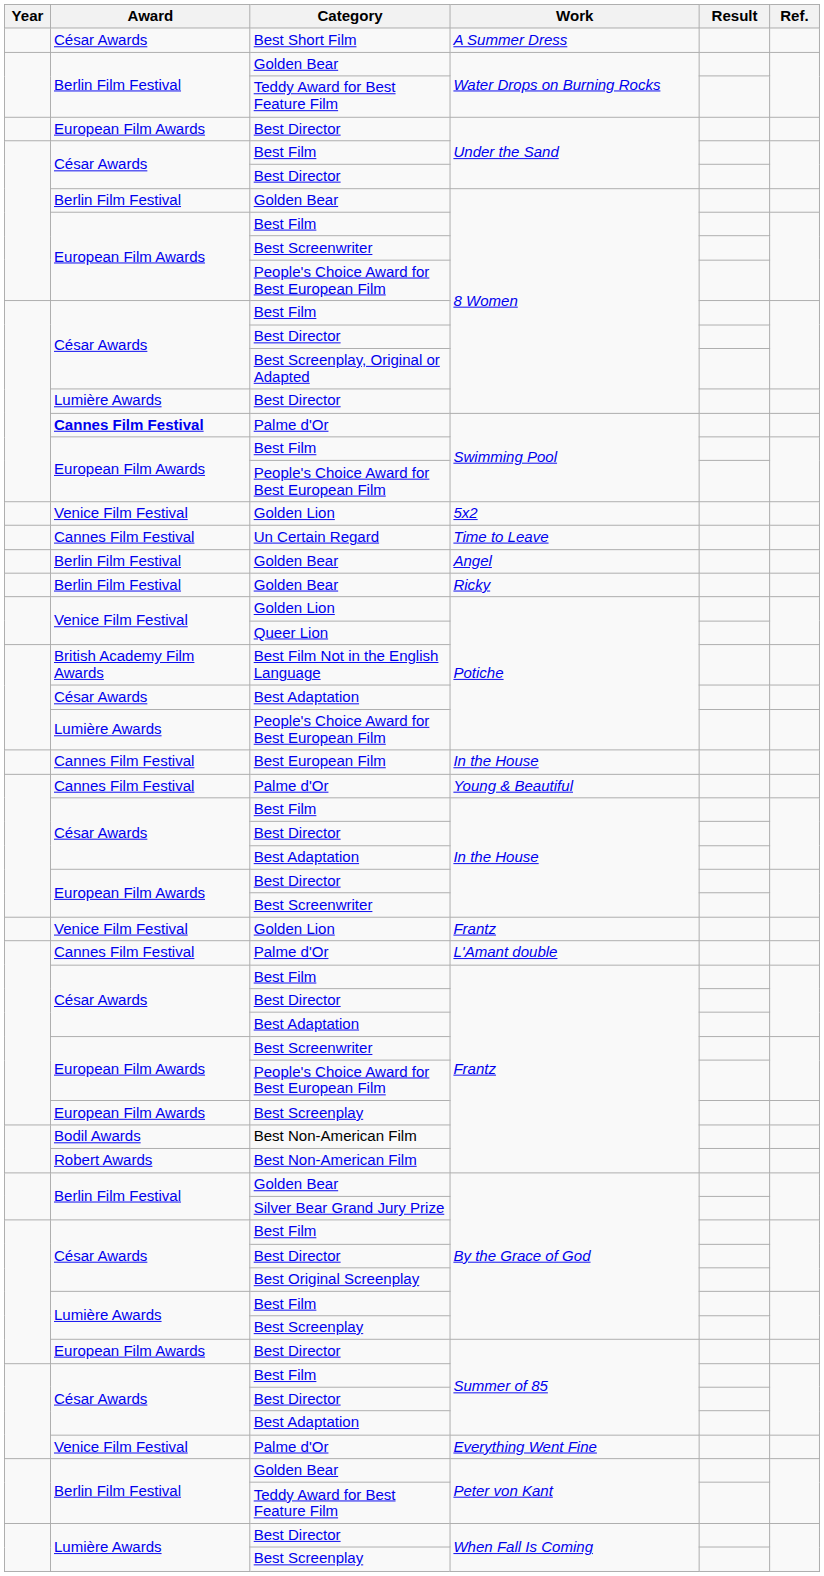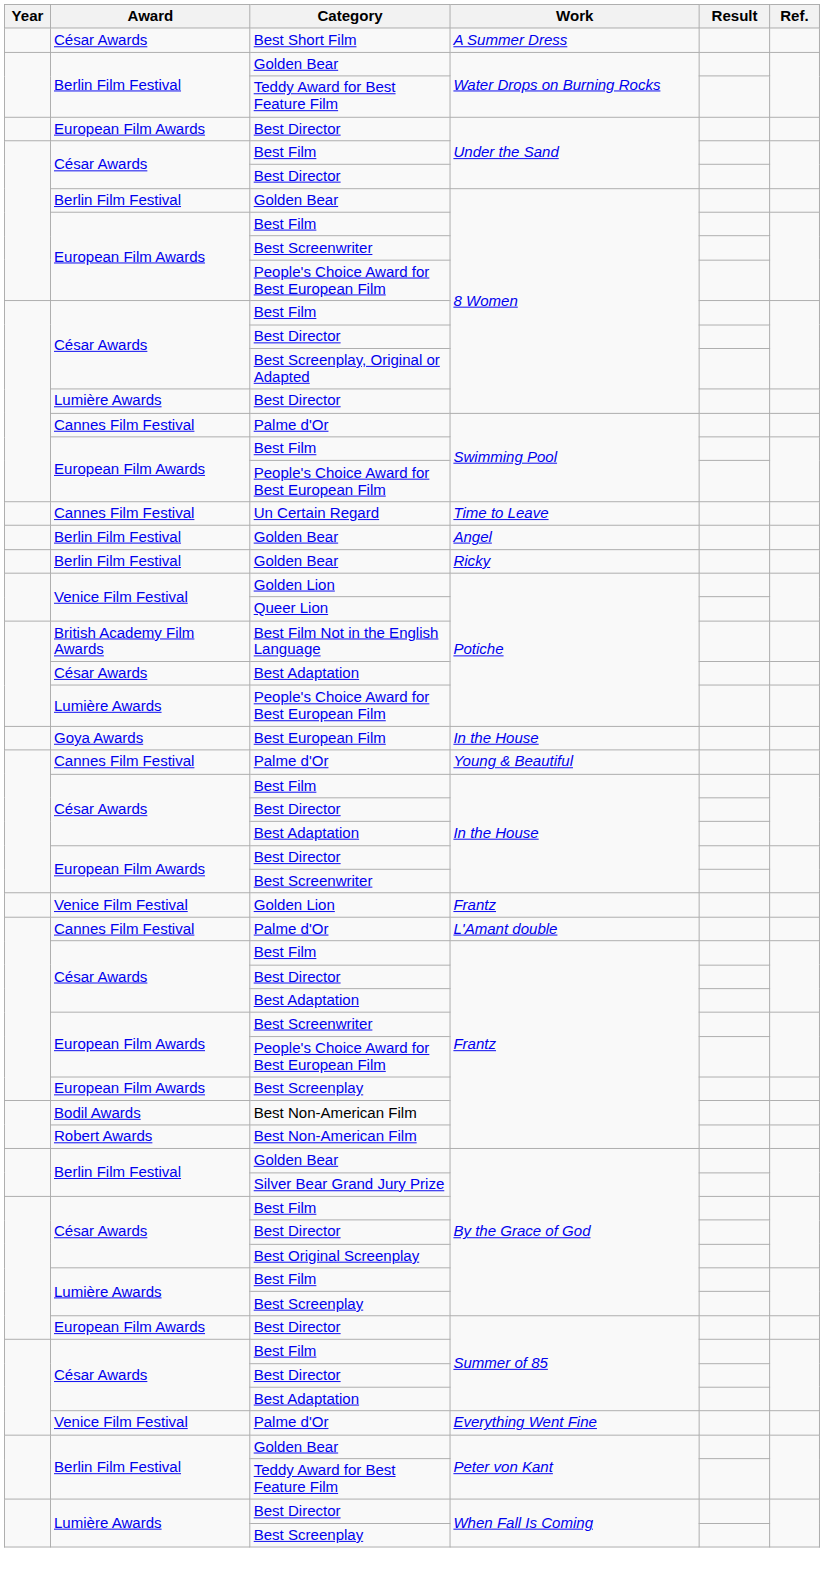(129, 424) bold -> (124, 424) normal
- row: (294, 513)
(124, 761) Cannes Film Festival -> (99, 738) Goya Awards
